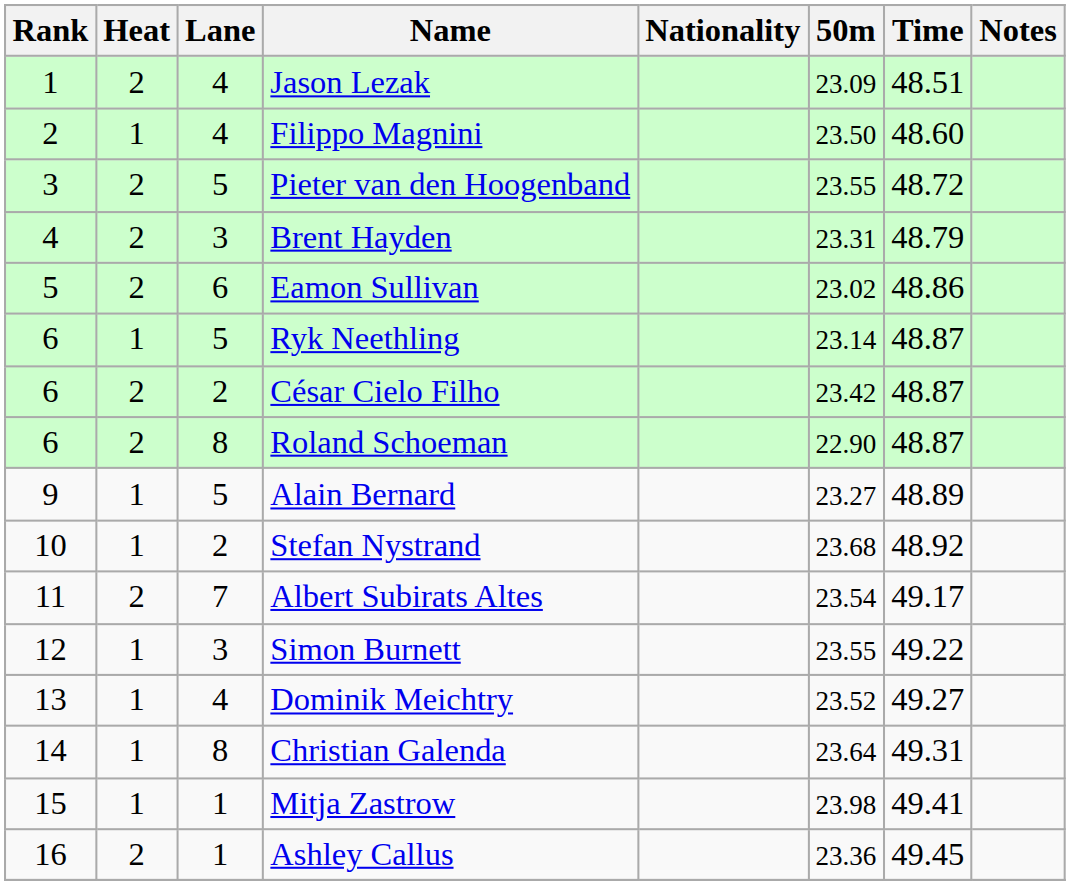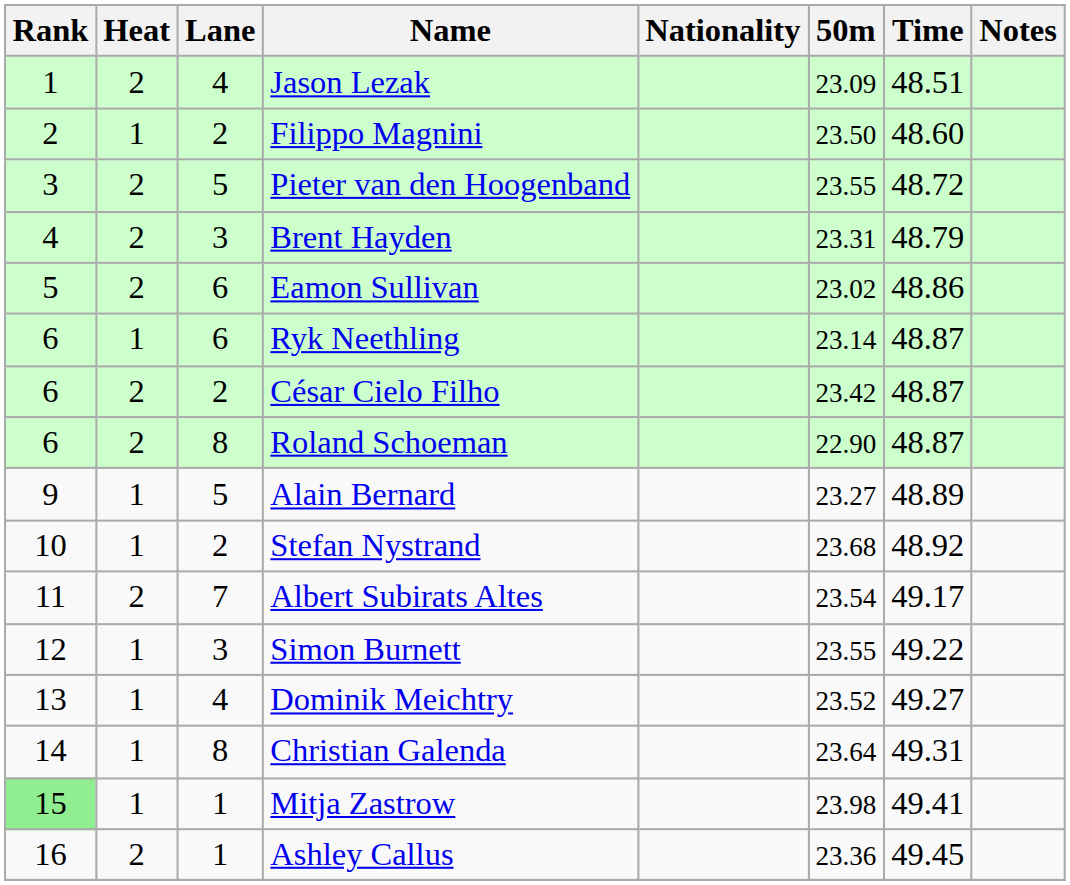(220, 133) 4 -> (220, 133) 2
(220, 339) 5 -> (220, 339) 6
(50, 802) no background -> (50, 802) lightgreen background
